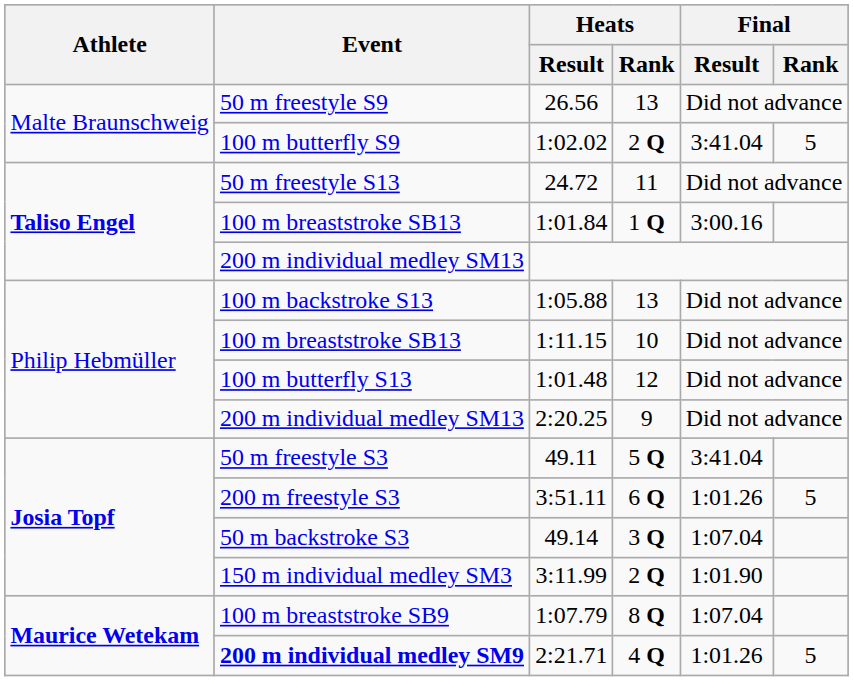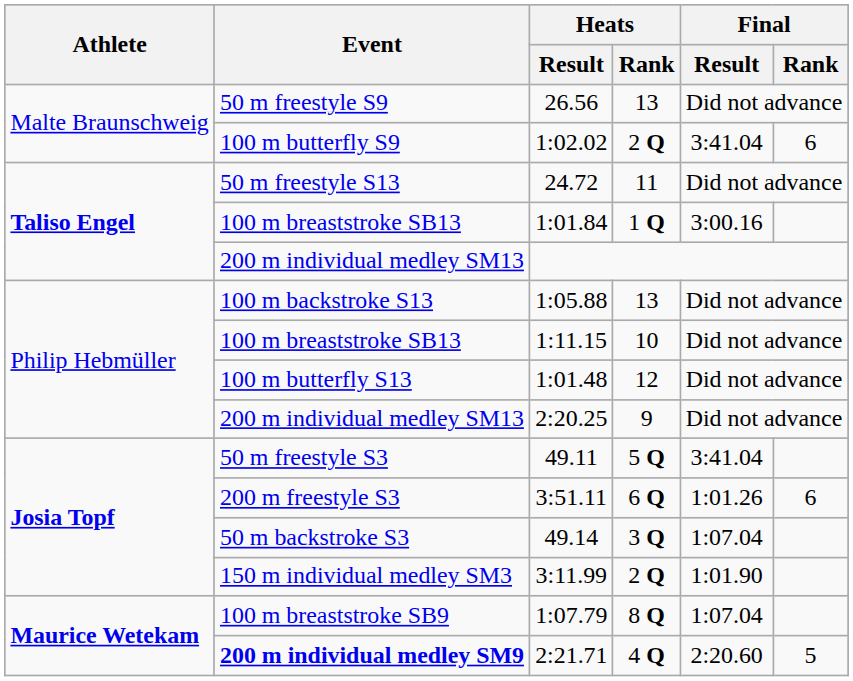(811, 142) 5 -> (811, 142) 6
(811, 497) 5 -> (811, 497) 6
(727, 655) 1:01.26 -> (727, 655) 2:20.60
